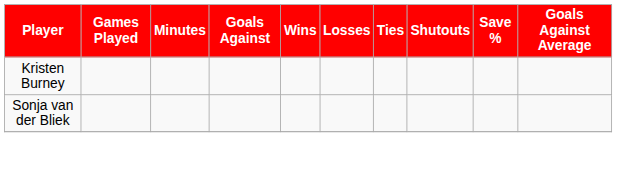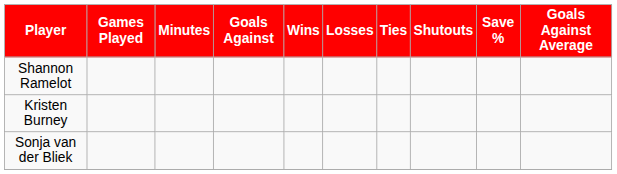+ row: (46, 75)
